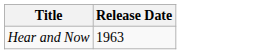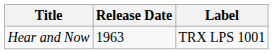+ column: (222, 15)
